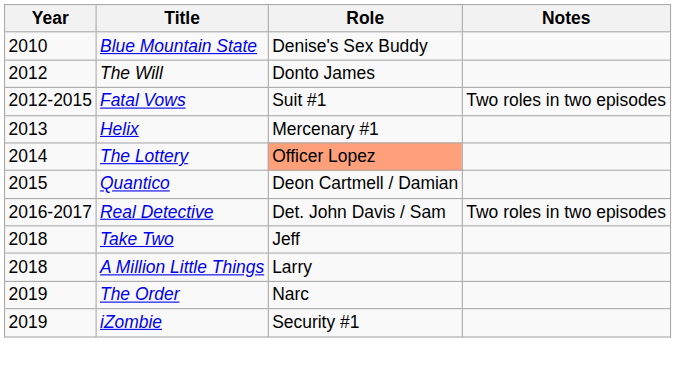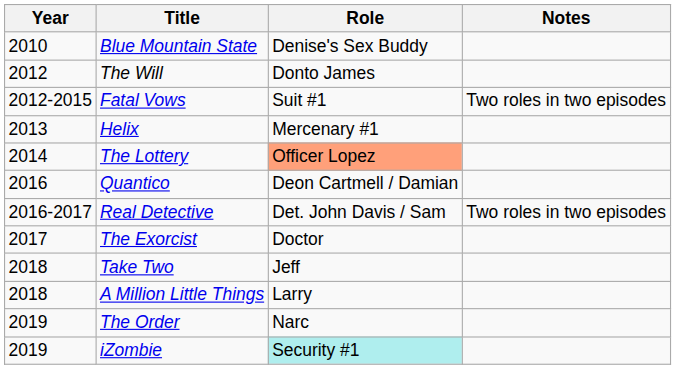(28, 184) 2015 -> (28, 184) 2016
+ row: (148, 239)
(316, 322) no background -> (316, 350) paleturquoise background
